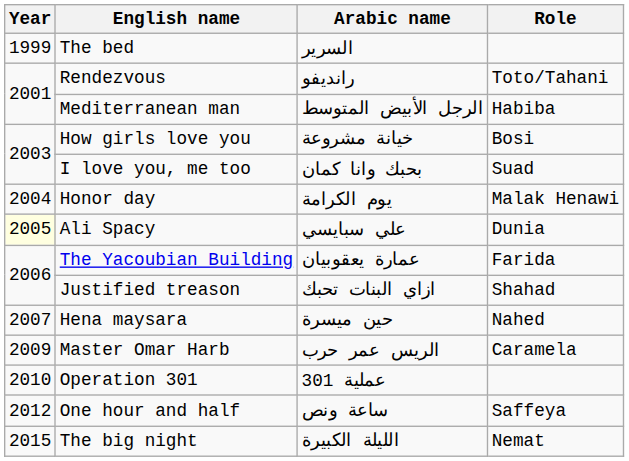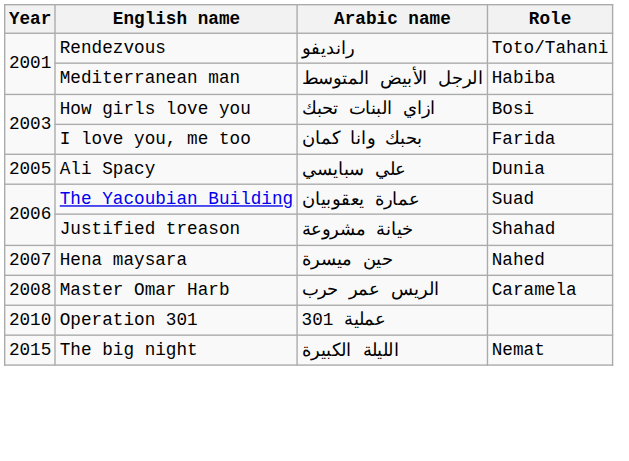- row: (97, 49)
(357, 140) خيانة مشروعة -> (369, 110) ازاي البنات تحبك
(513, 169) Suad -> (524, 139) Farida
- row: (108, 199)
(30, 230) lightyellow background -> (30, 169) no background
(524, 260) Farida -> (513, 199) Suad
(369, 291) ازاي البنات تحبك -> (357, 230) خيانة مشروعة
(30, 350) 2009 -> (30, 290) 2008
- row: (150, 411)
